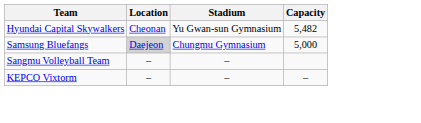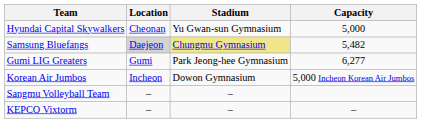(306, 28) 5,482 -> (353, 28) 5,000
(219, 45) no background -> (219, 45) khaki background
(306, 45) 5,000 -> (353, 45) 5,482
+ row: (47, 61)
+ row: (46, 77)
